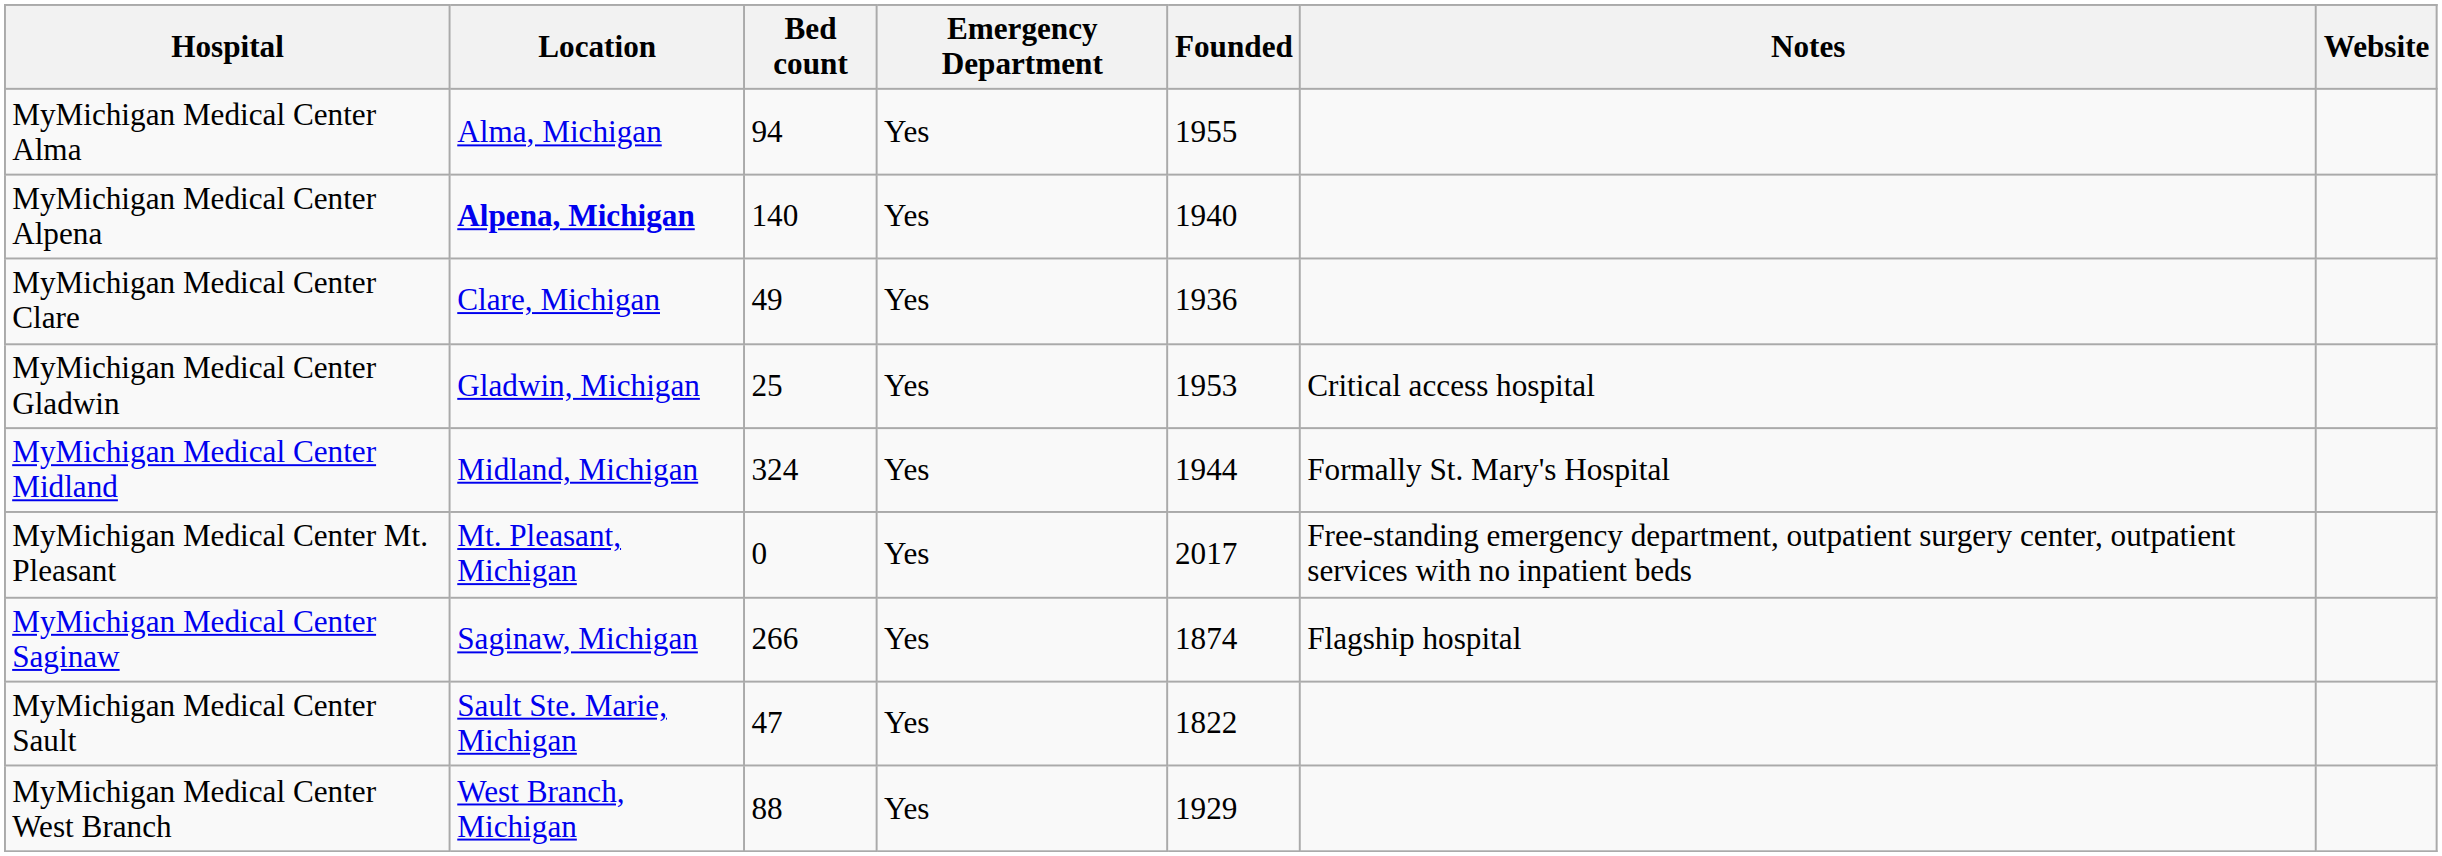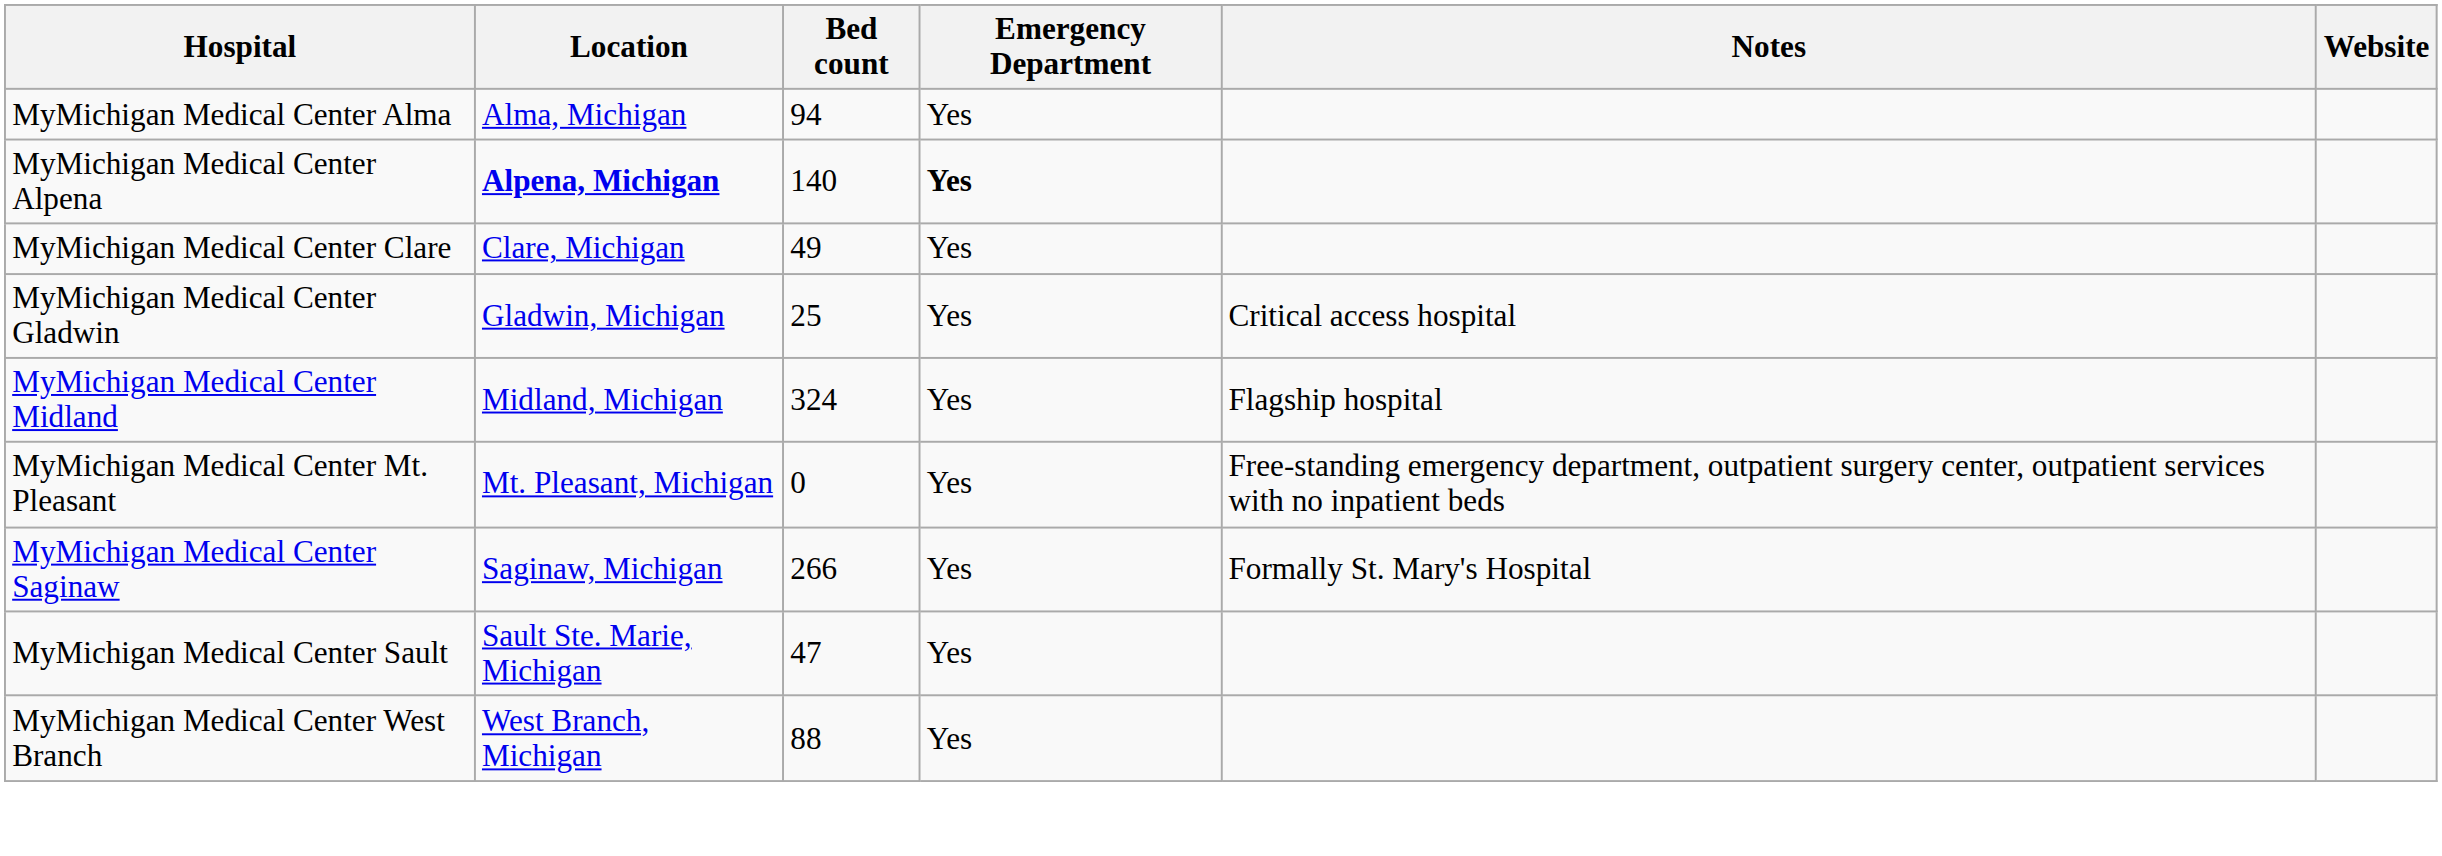- column: (1234, 46)
(907, 215) normal -> (949, 180) bold
(1489, 469) Formally St. Mary's Hospital -> (1336, 399) Flagship hospital
(1414, 638) Flagship hospital -> (1410, 568) Formally St. Mary's Hospital
